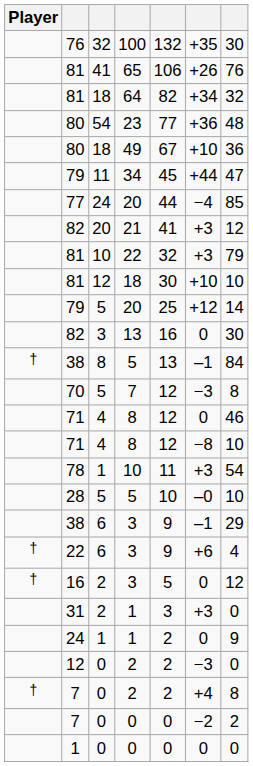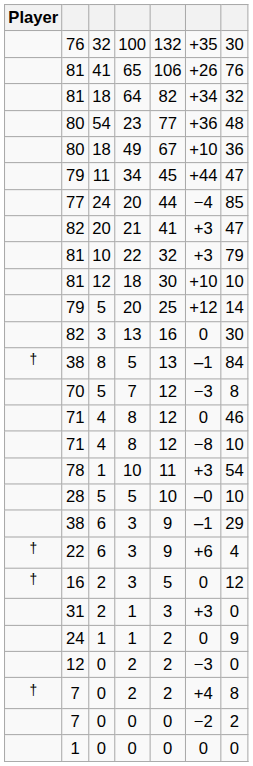(234, 228) 12 -> (234, 228) 47
